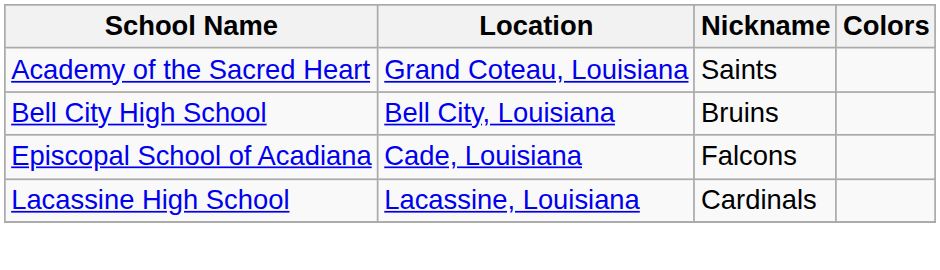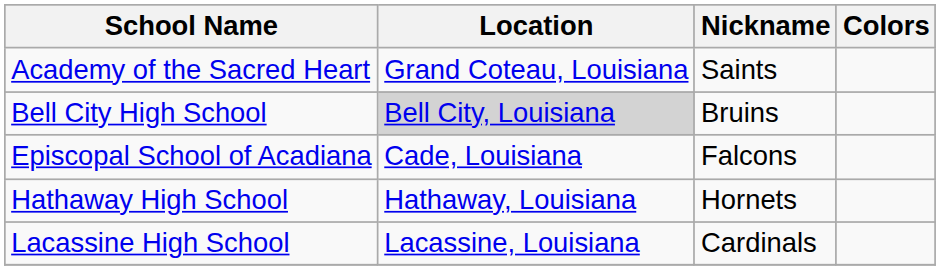(500, 112) no background -> (500, 112) lightgrey background
+ row: (150, 199)
